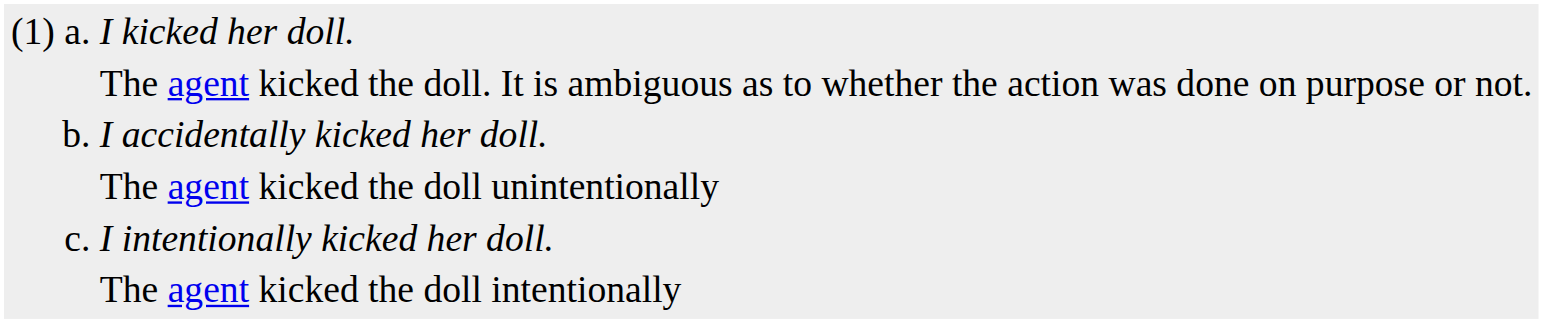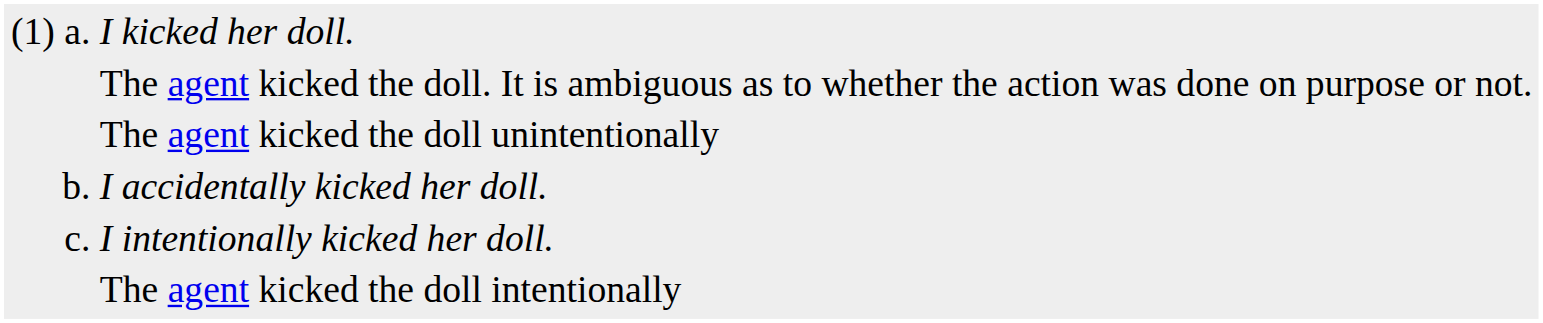rows swapped: (324, 134) <-> (409, 186)
